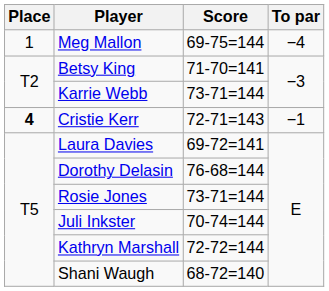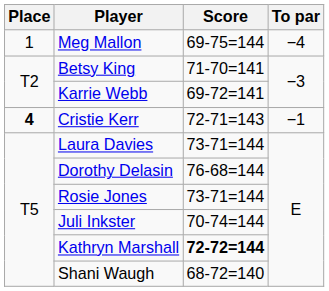(225, 94) 73-71=144 -> (225, 94) 69-72=141
(225, 145) 69-72=141 -> (225, 145) 73-71=144
(225, 247) normal -> (225, 247) bold
